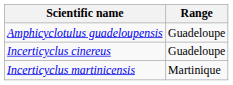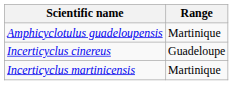(197, 32) Guadeloupe -> (194, 32) Martinique
